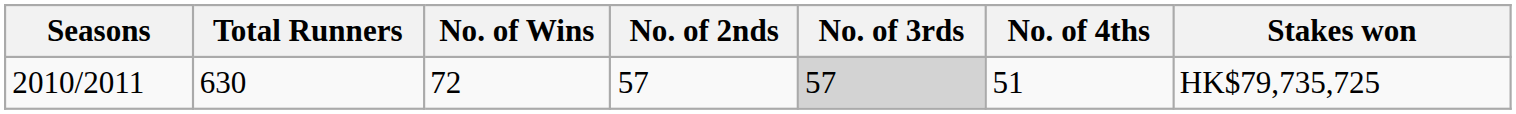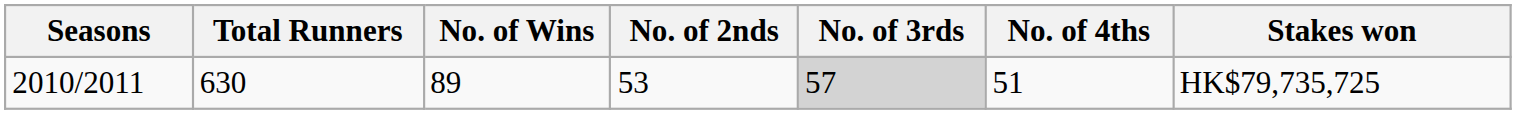(446, 81) 72 -> (446, 81) 89
(633, 81) 57 -> (633, 81) 53
